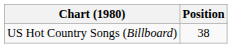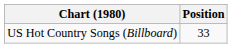(204, 33) 38 -> (204, 33) 33
